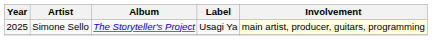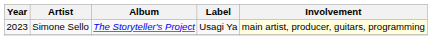(17, 27) 2025 -> (17, 27) 2023
